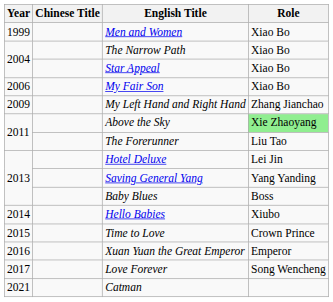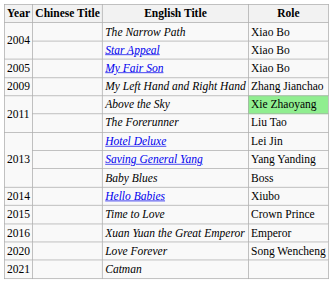- row: (144, 31)
(19, 86) 2006 -> (19, 68) 2005
(19, 269) 2017 -> (19, 251) 2020
